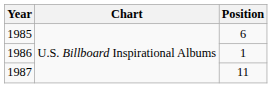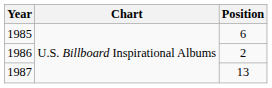(243, 53) 1 -> (243, 53) 2
(243, 72) 11 -> (243, 72) 13
